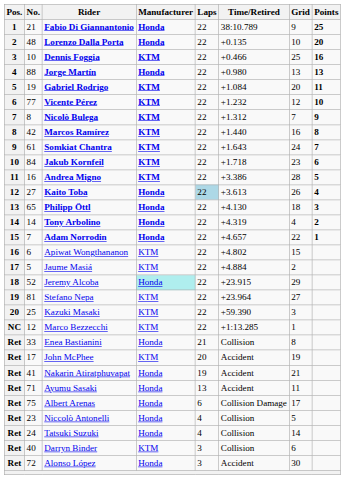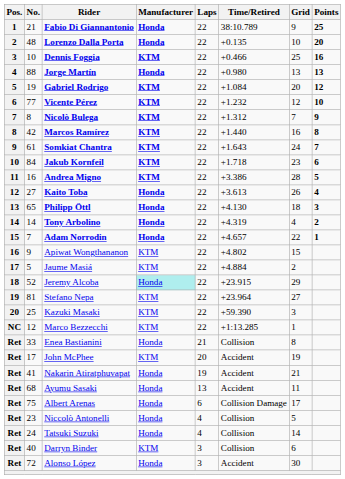(318, 87) 11 -> (319, 87) 12
(202, 192) lightblue background -> (202, 192) no background
(29, 252) 6 -> (29, 252) 9
(31, 388) 71 -> (31, 388) 68
